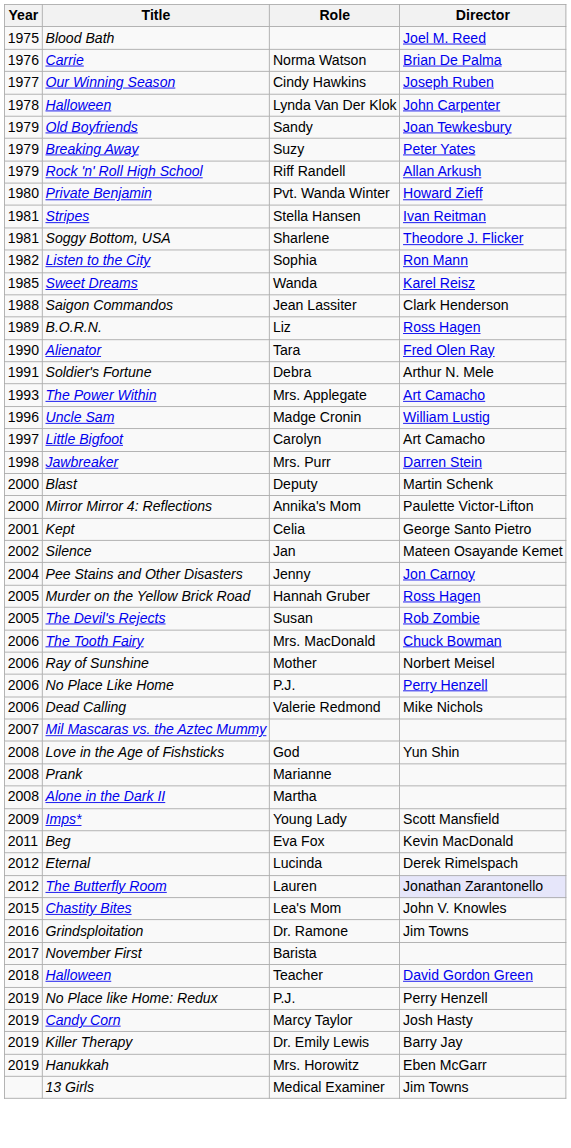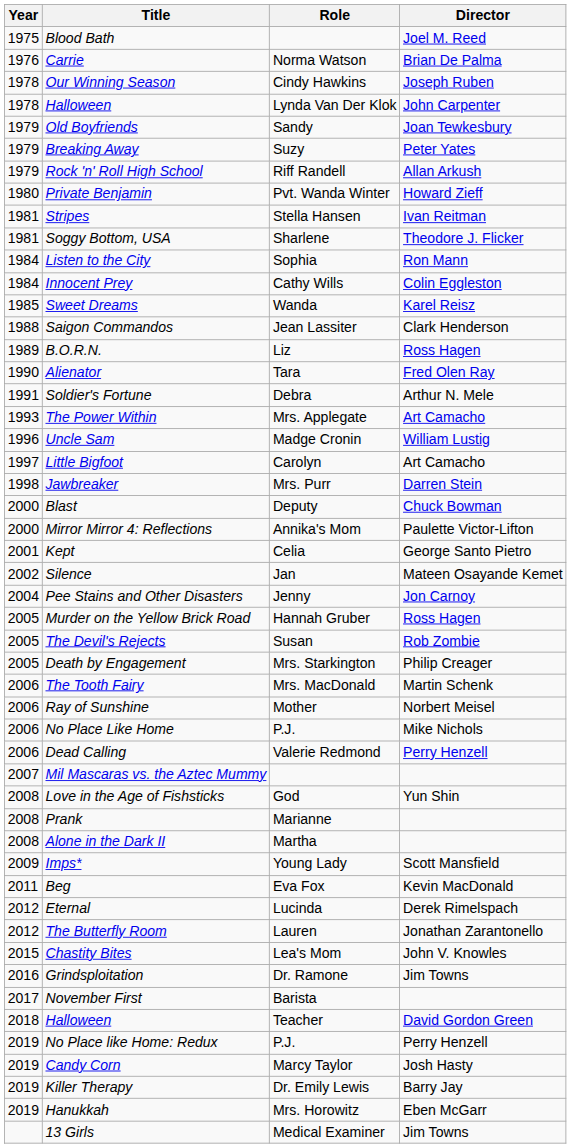(23, 82) 1977 -> (23, 82) 1978
(23, 261) 1982 -> (23, 261) 1984
+ row: (89, 283)
(448, 484) Martin Schenk -> (452, 506) Chuck Bowman
+ row: (116, 663)
(452, 640) Chuck Bowman -> (448, 685) Martin Schenk
(445, 685) Perry Henzell -> (443, 730) Mike Nichols
(443, 707) Mike Nichols -> (445, 752) Perry Henzell
(473, 886) lavender background -> (473, 931) no background
